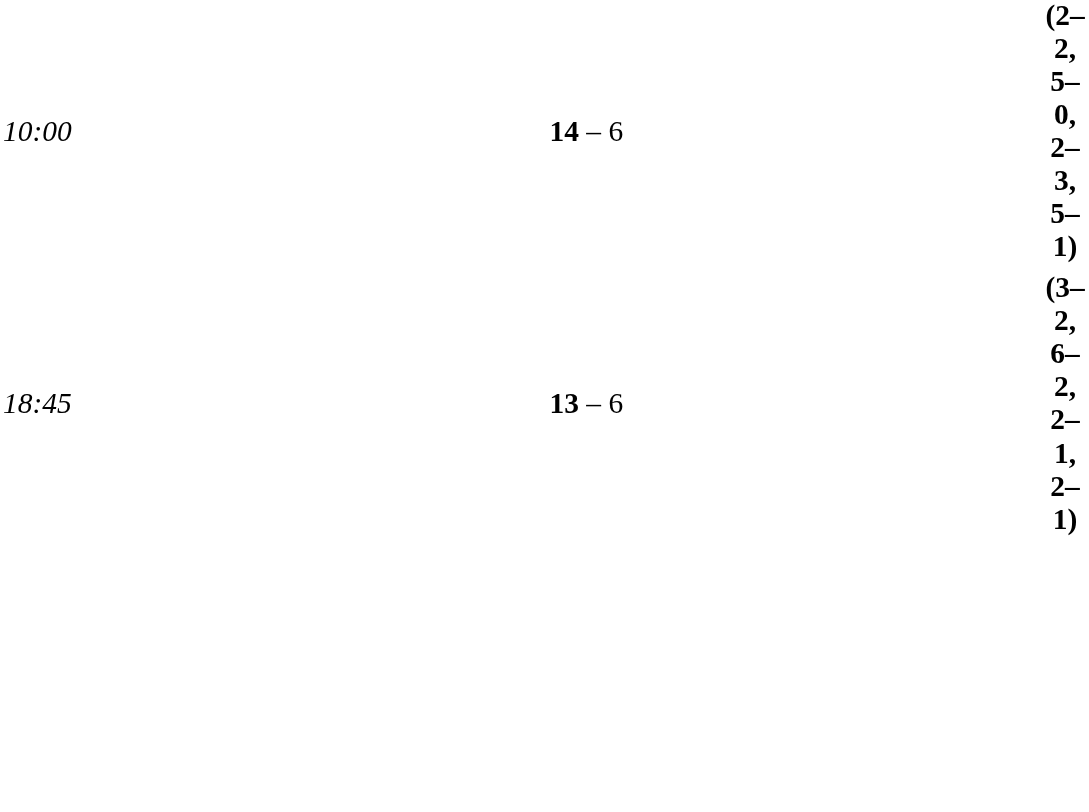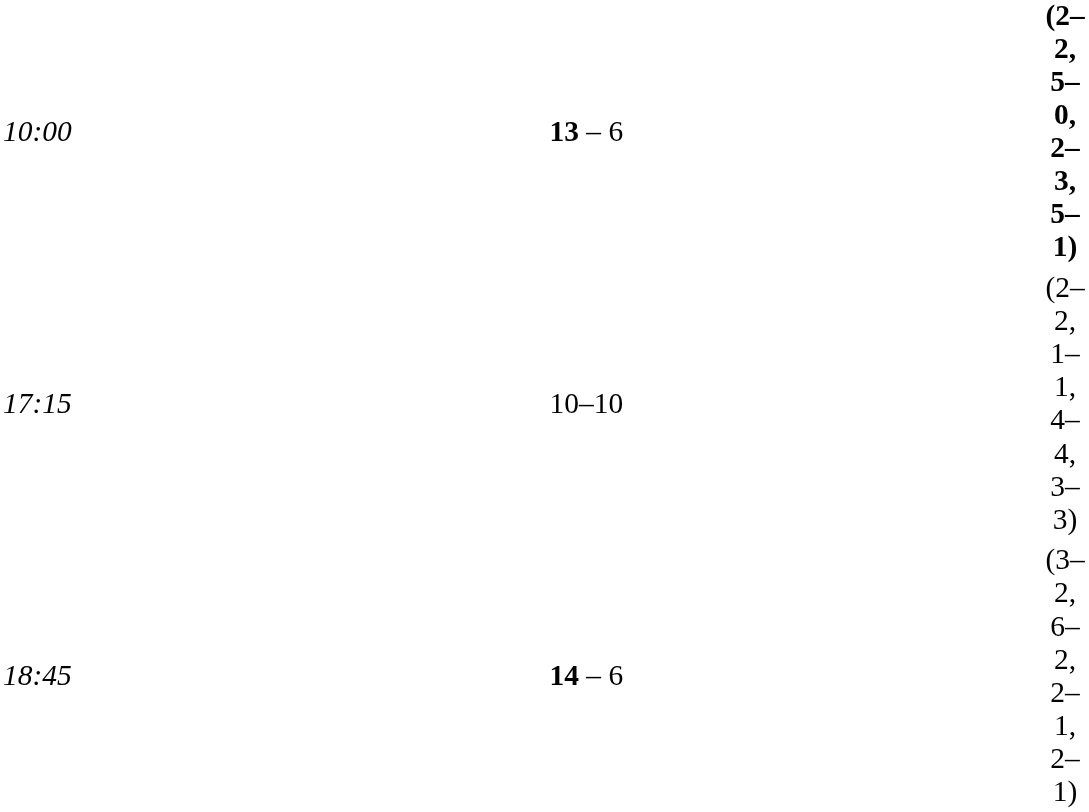(586, 130) 14 – 6 -> (586, 130) 13 – 6
+ row: (37, 403)
(586, 403) 13 – 6 -> (586, 675) 14 – 6
(1065, 403) bold -> (1065, 675) normal
